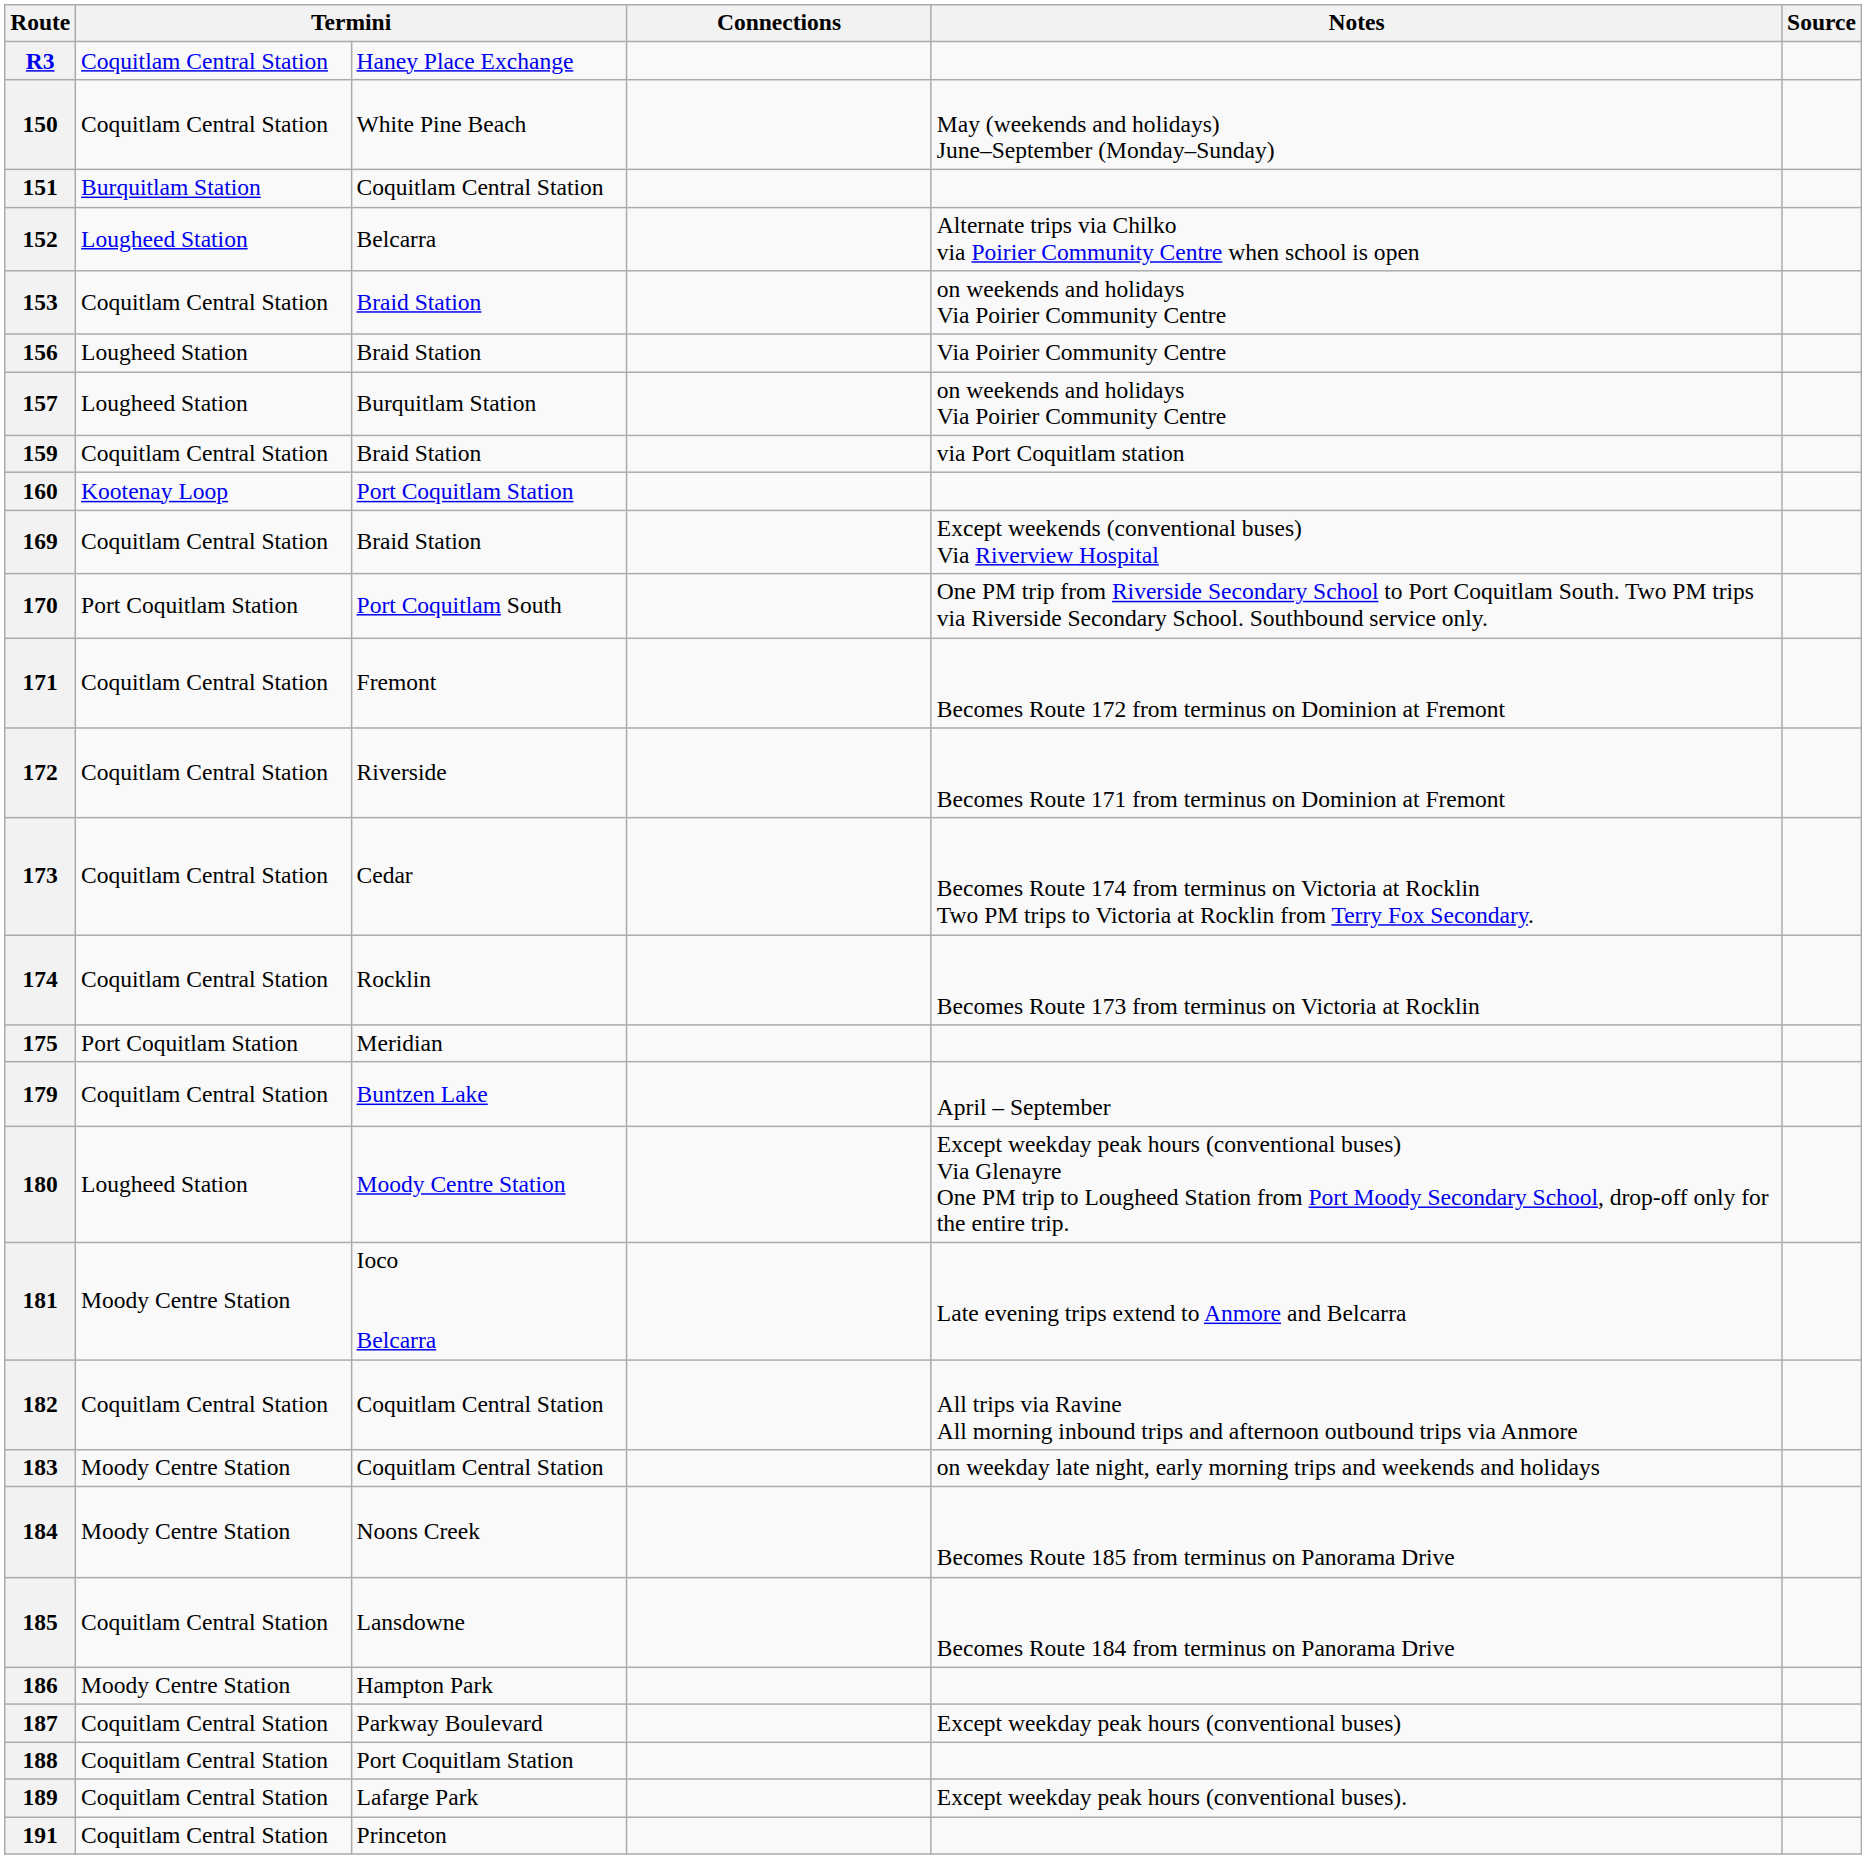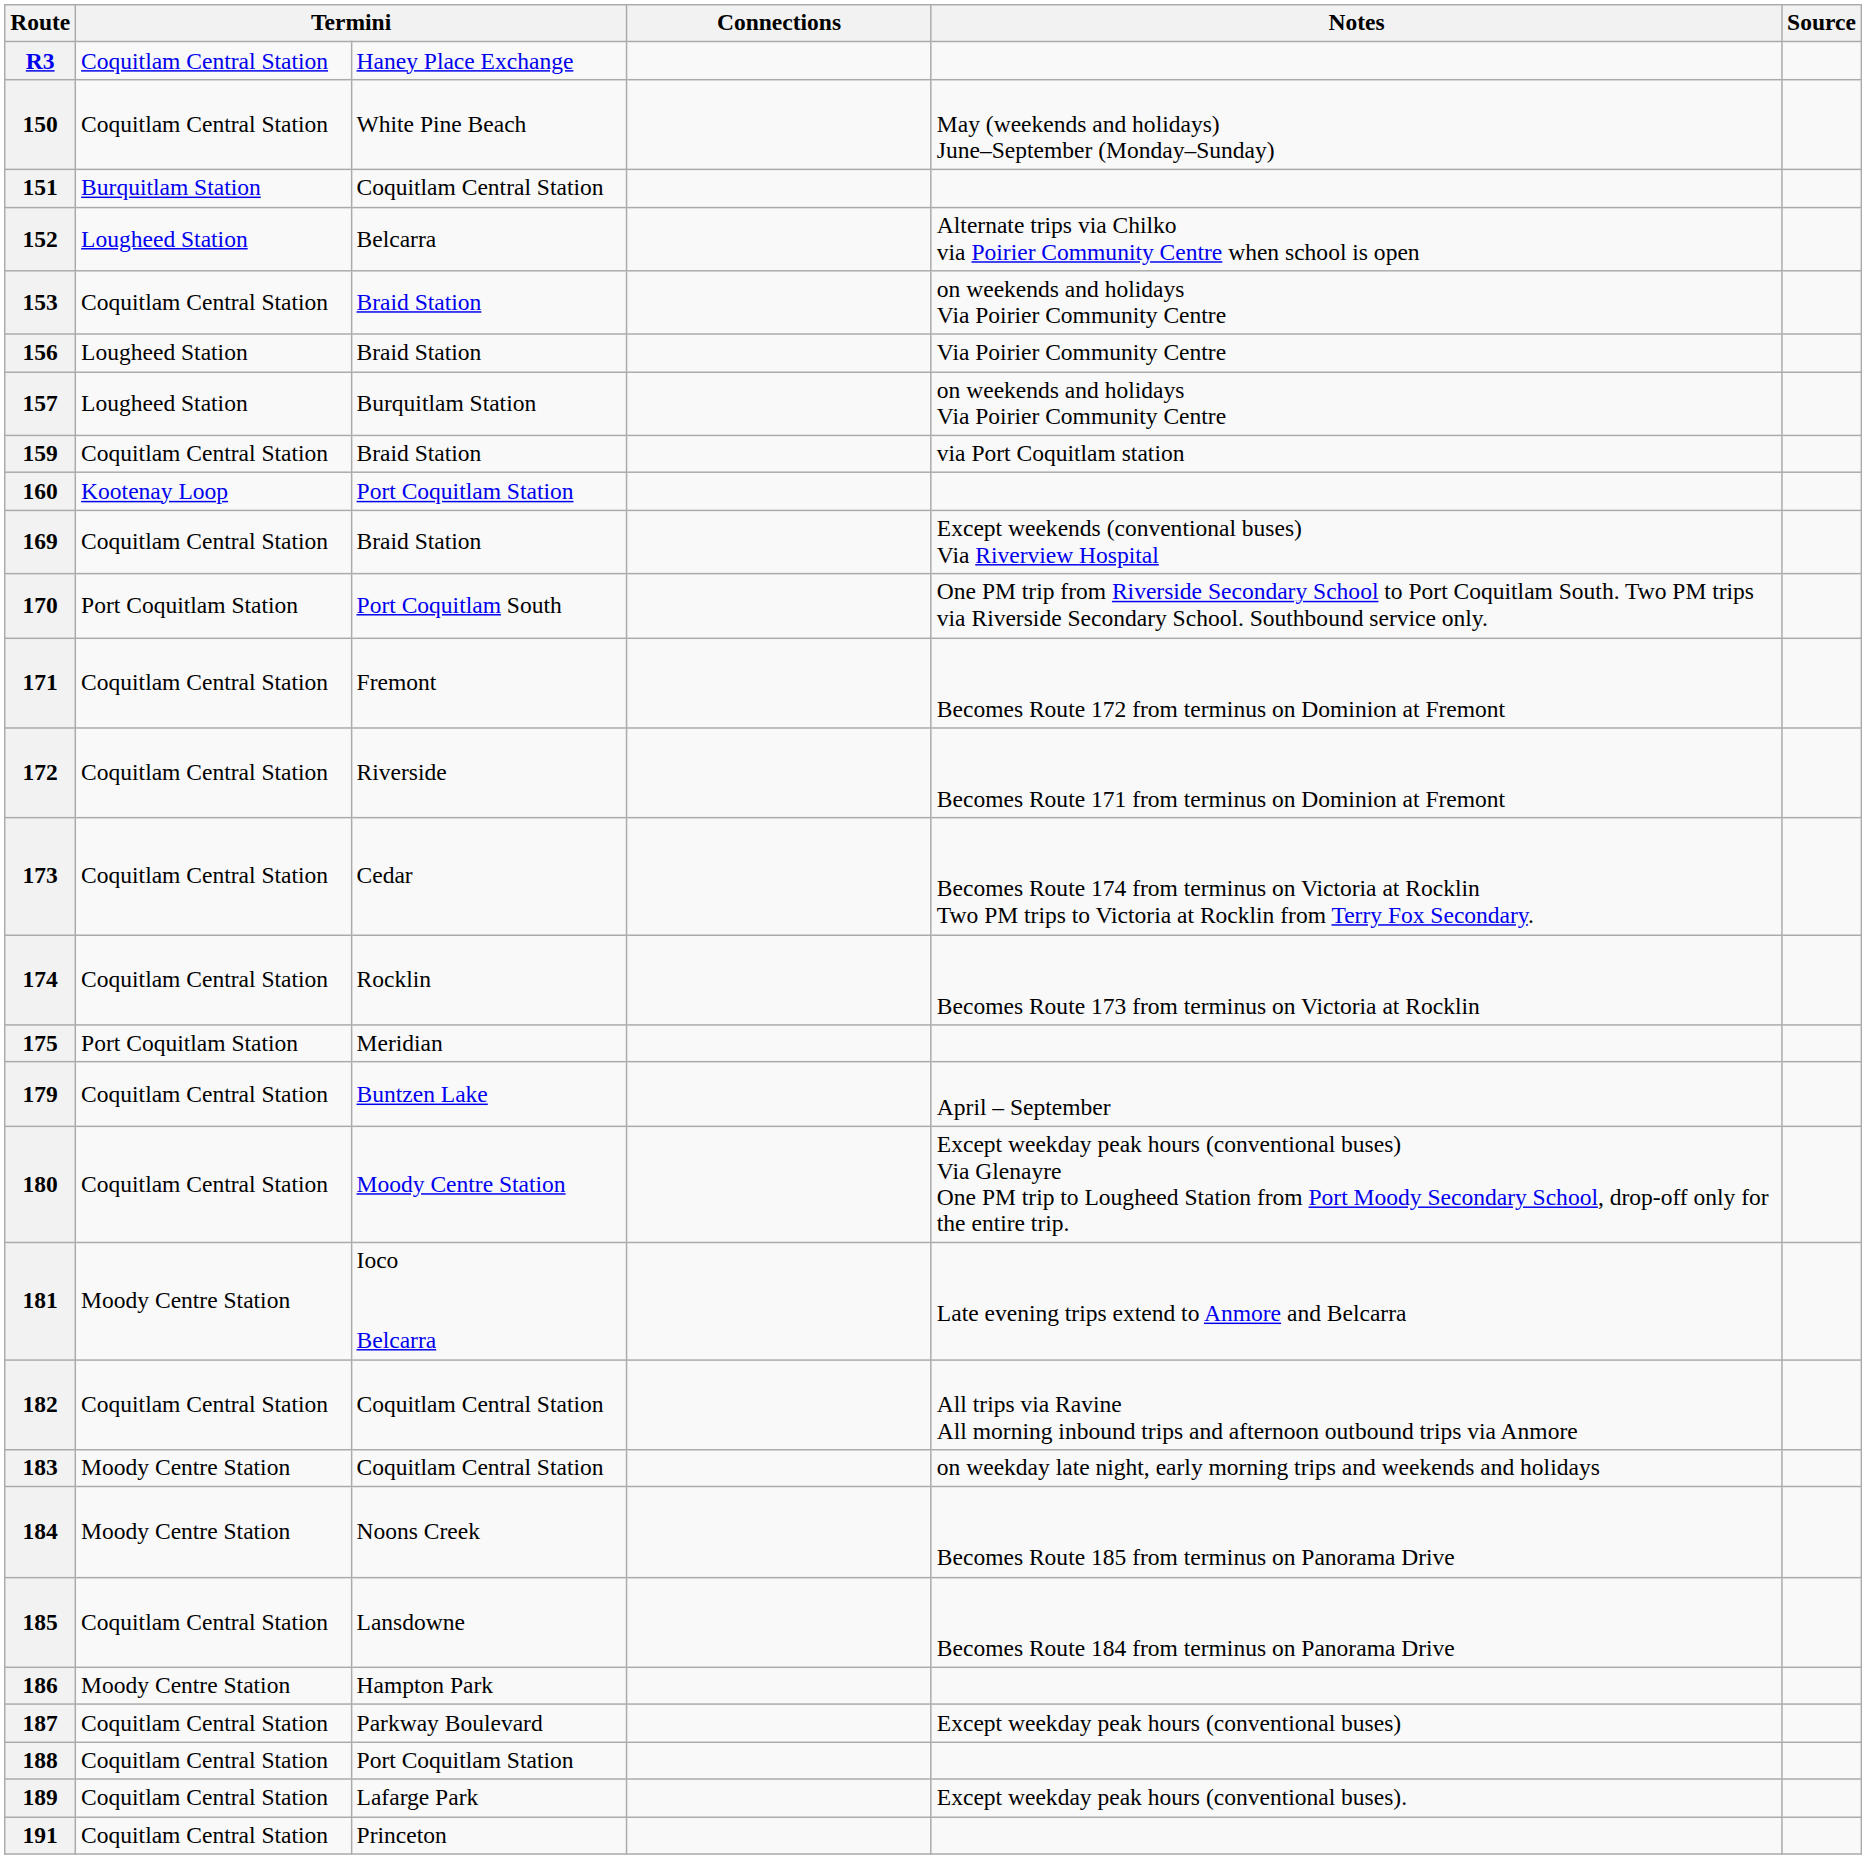(164, 1184) Lougheed Station -> (205, 1184) Coquitlam Central Station
